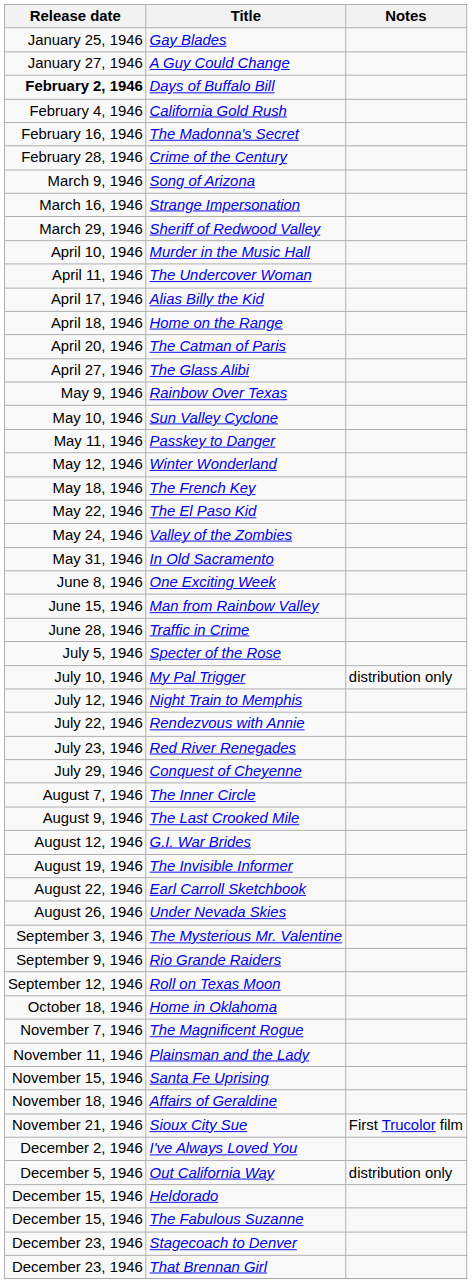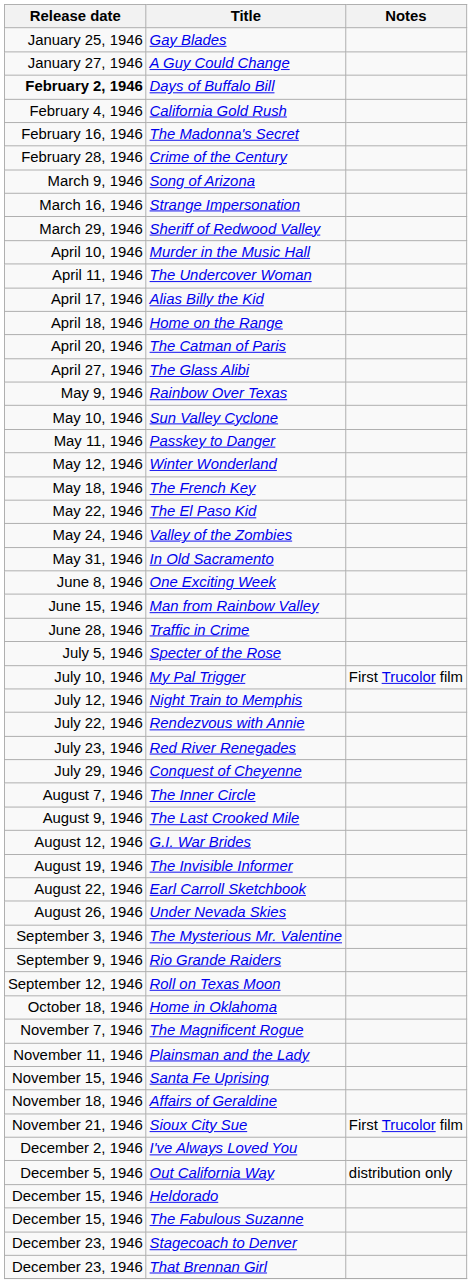(401, 677) distribution only -> (406, 677) First Trucolor film
